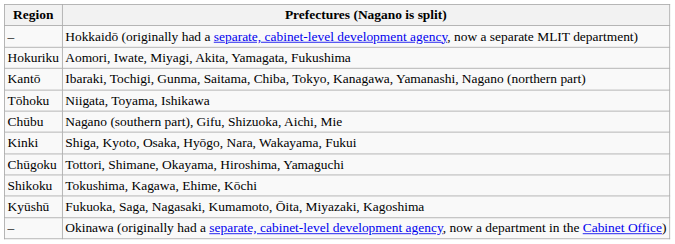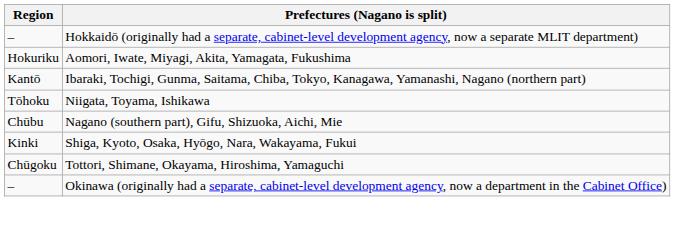- row: (161, 185)
- row: (245, 206)
